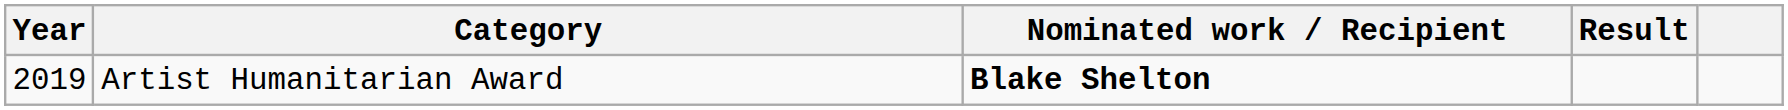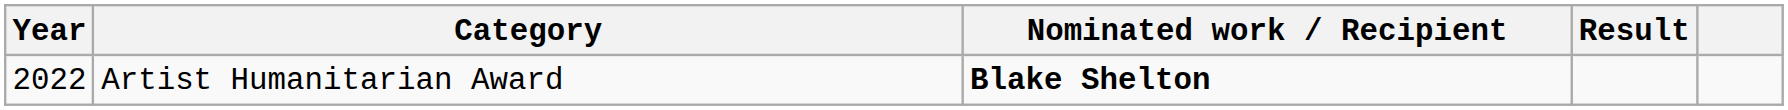(50, 81) 2019 -> (50, 81) 2022
